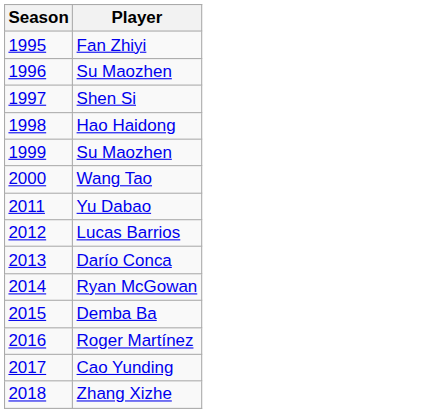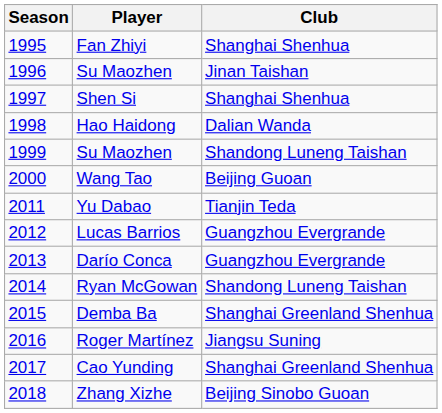+ column: (319, 17)
